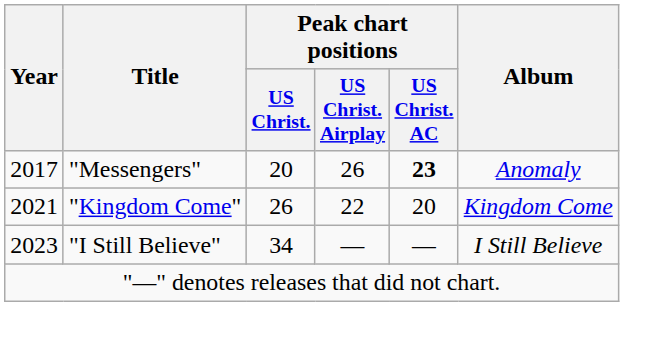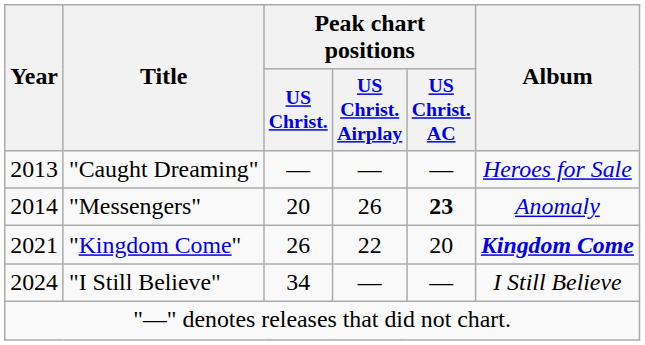+ row: (164, 168)
(34, 168) 2017 -> (34, 206) 2014
(538, 206) normal -> (557, 244) bold
(34, 244) 2023 -> (34, 282) 2024
